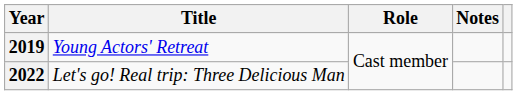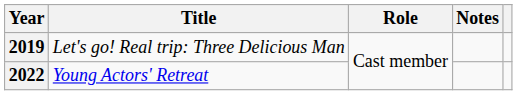(131, 47) Young Actors' Retreat -> (199, 47) Let's go! Real trip: Three Delicious Man
(199, 75) Let's go! Real trip: Three Delicious Man -> (131, 75) Young Actors' Retreat
